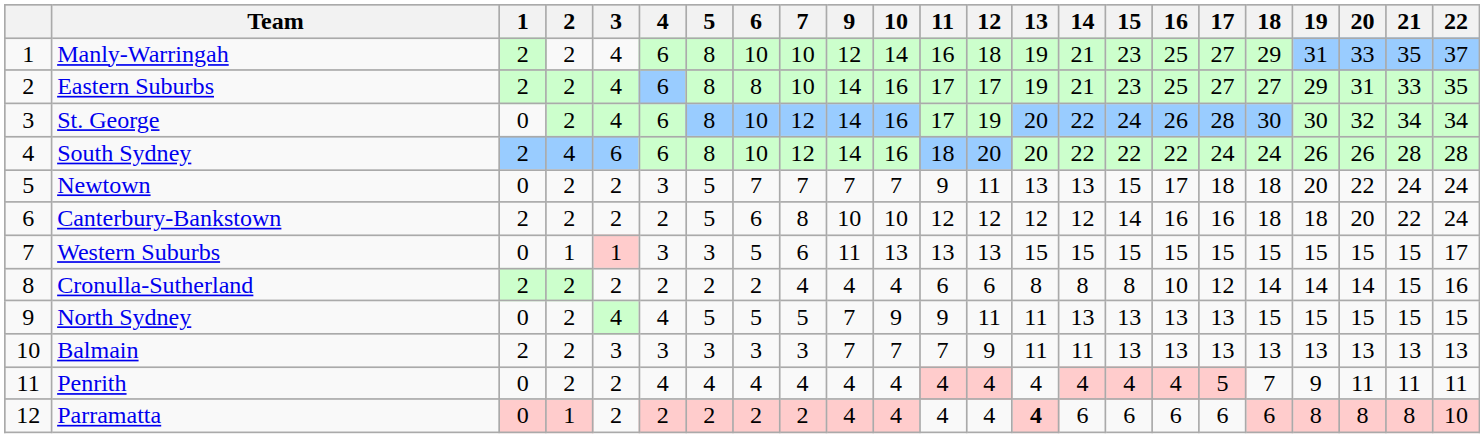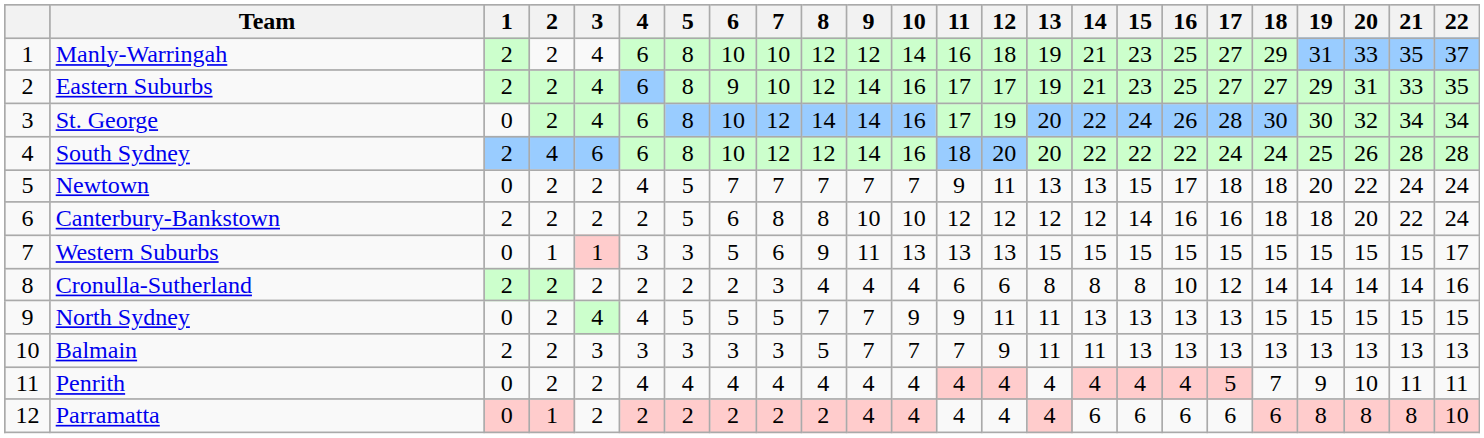+ column: (823, 21)
(756, 87) 8 -> (733, 87) 9
(1316, 152) 26 -> (1321, 152) 25
(663, 185) 3 -> (643, 185) 4
(803, 284) 4 -> (778, 284) 3
(1409, 284) 15 -> (1411, 284) 14
(1363, 383) 11 -> (1366, 383) 10
(1036, 416) bold -> (1049, 416) normal
